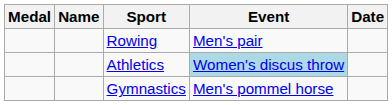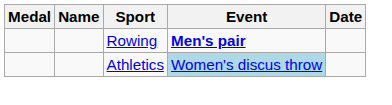(228, 41) normal -> (208, 41) bold
- row: (146, 89)
